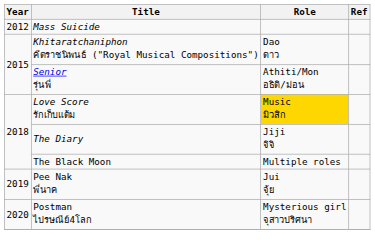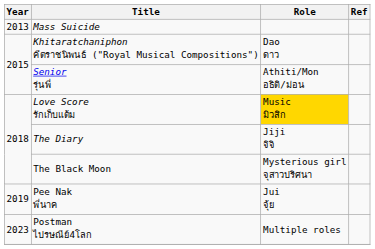(18, 27) 2012 -> (18, 27) 2013
(302, 162) Multiple roles -> (305, 168) Mysterious girl จุสาวปริศนา
(18, 214) 2020 -> (18, 229) 2023
(305, 213) Mysterious girl จุสาวปริศนา -> (302, 229) Multiple roles
